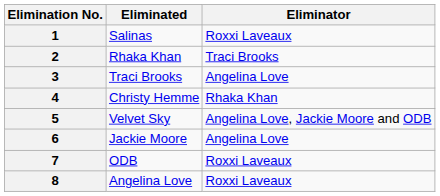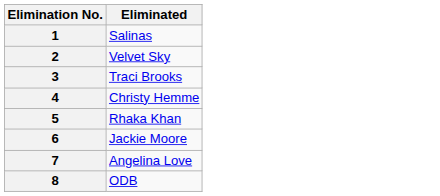- column: (318, 14)
(145, 56) Rhaka Khan -> (140, 56) Velvet Sky
(140, 118) Velvet Sky -> (145, 118) Rhaka Khan
(123, 160) ODB -> (151, 160) Angelina Love
(151, 181) Angelina Love -> (123, 181) ODB
